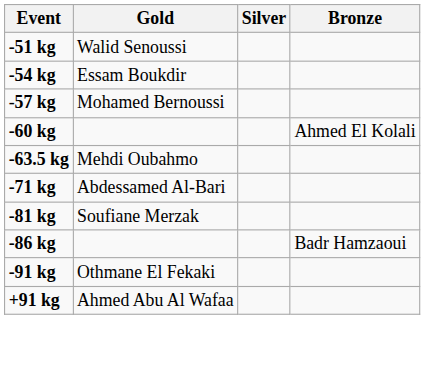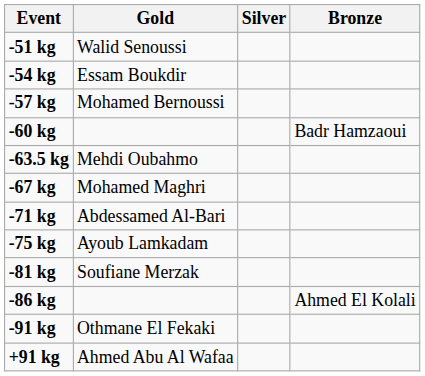(355, 131) Ahmed El Kolali -> (350, 131) Badr Hamzaoui
+ row: (32, 187)
+ row: (32, 243)
(350, 243) Badr Hamzaoui -> (355, 300) Ahmed El Kolali
